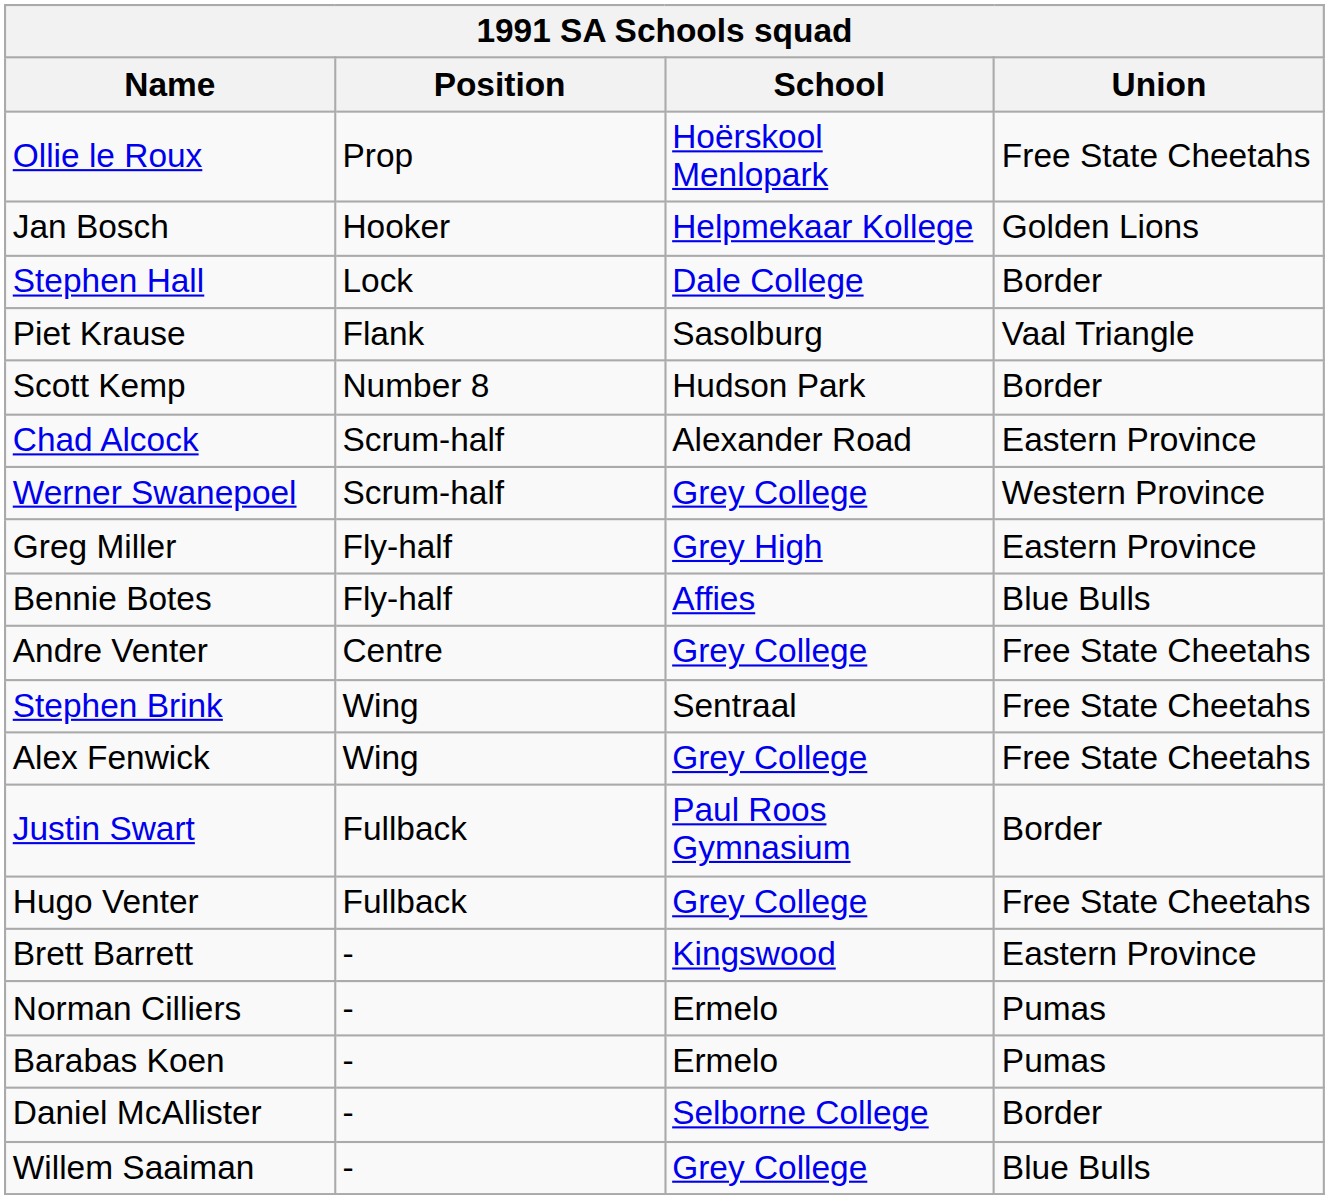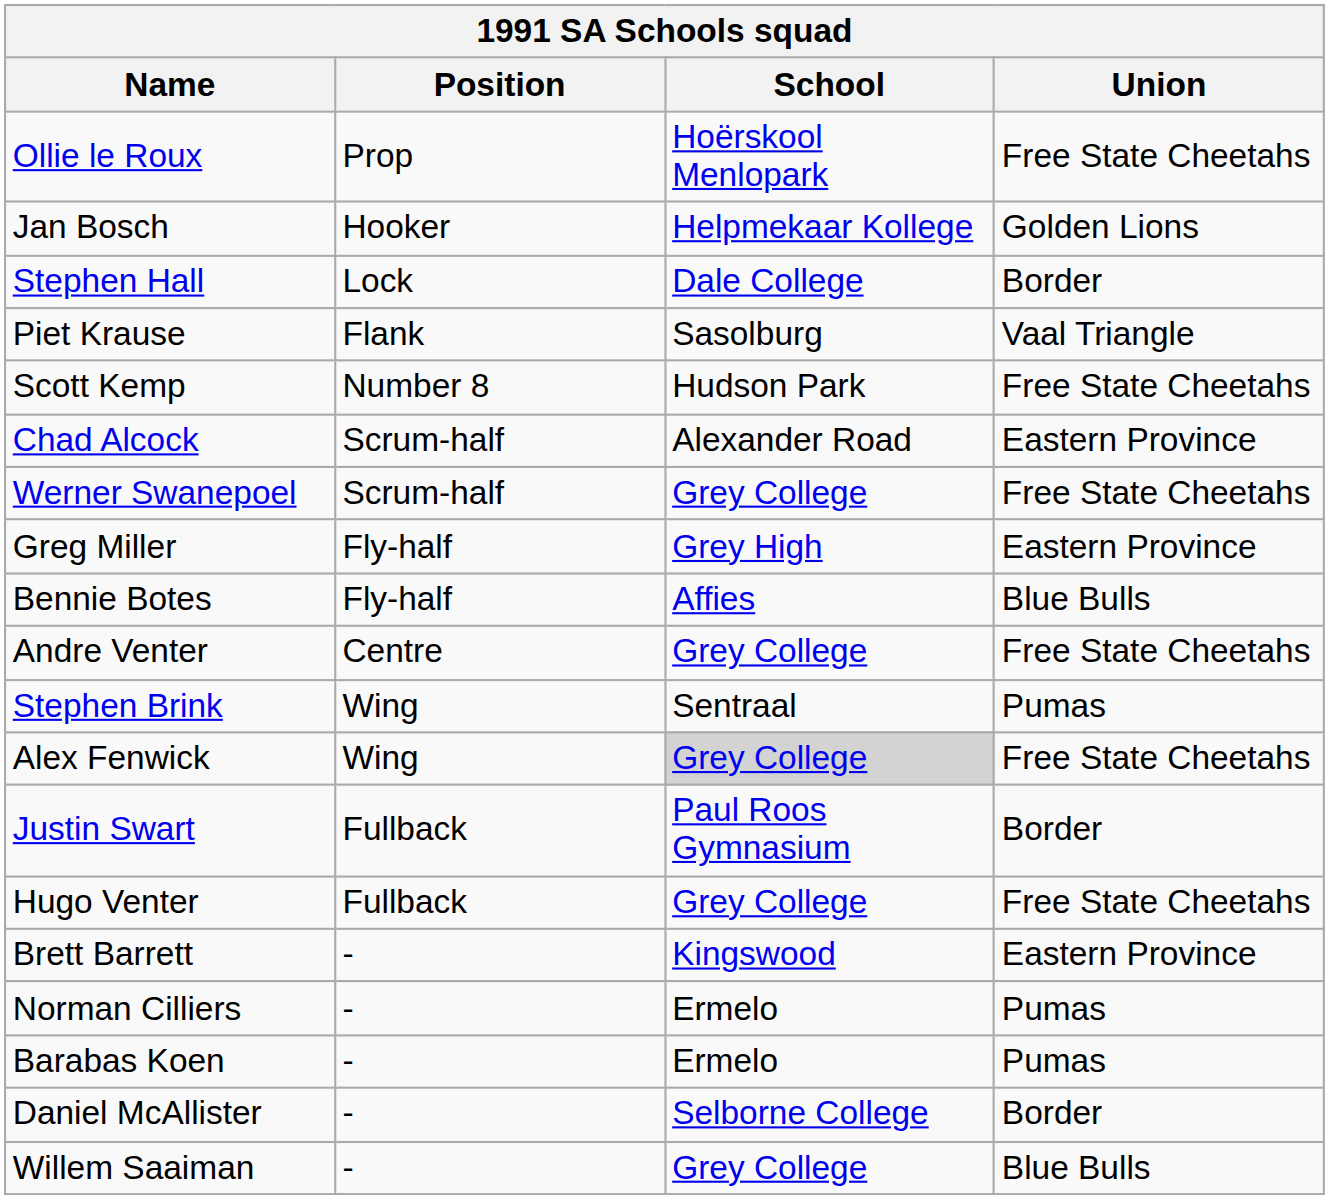(1052, 386) Border -> (1156, 386) Free State Cheetahs
(1133, 492) Western Province -> (1156, 492) Free State Cheetahs
(1156, 705) Free State Cheetahs -> (1054, 705) Pumas
(770, 758) no background -> (770, 758) lightgrey background
